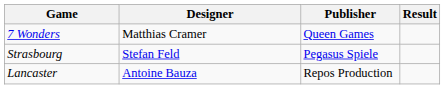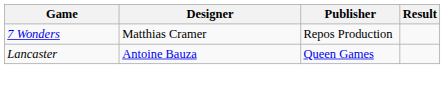(339, 34) Queen Games -> (348, 34) Repos Production
- row: (35, 53)
(348, 73) Repos Production -> (339, 53) Queen Games
